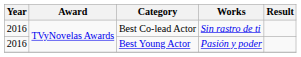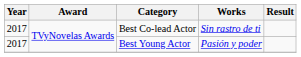(17, 28) 2016 -> (17, 28) 2017
(17, 44) 2016 -> (17, 44) 2017
